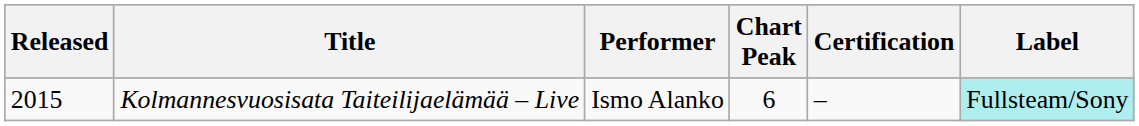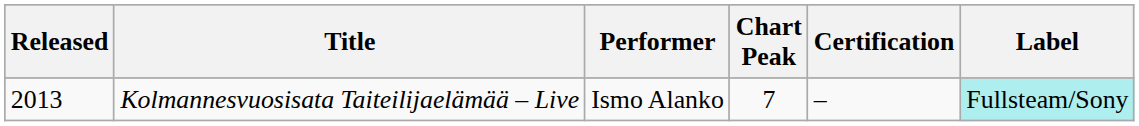(37, 99) 2015 -> (37, 99) 2013
(769, 99) 6 -> (769, 99) 7
